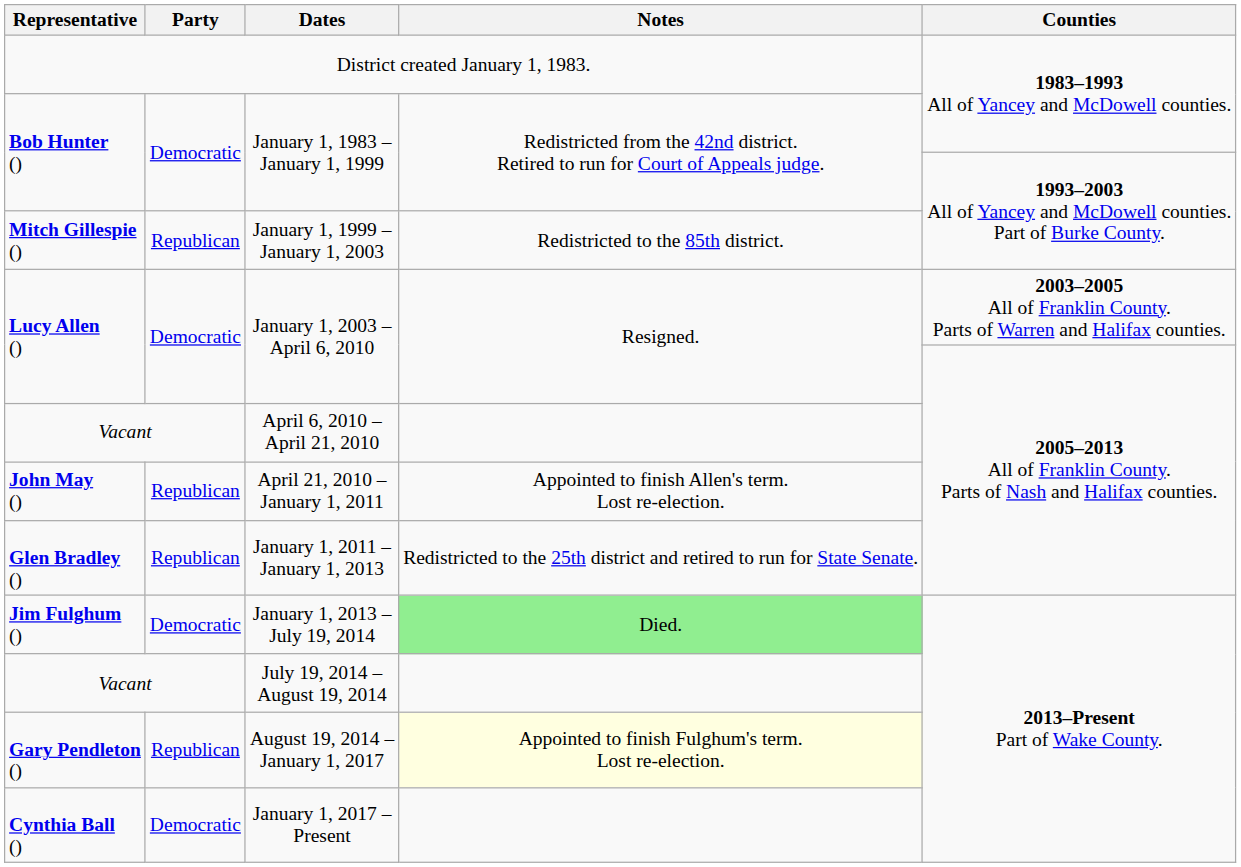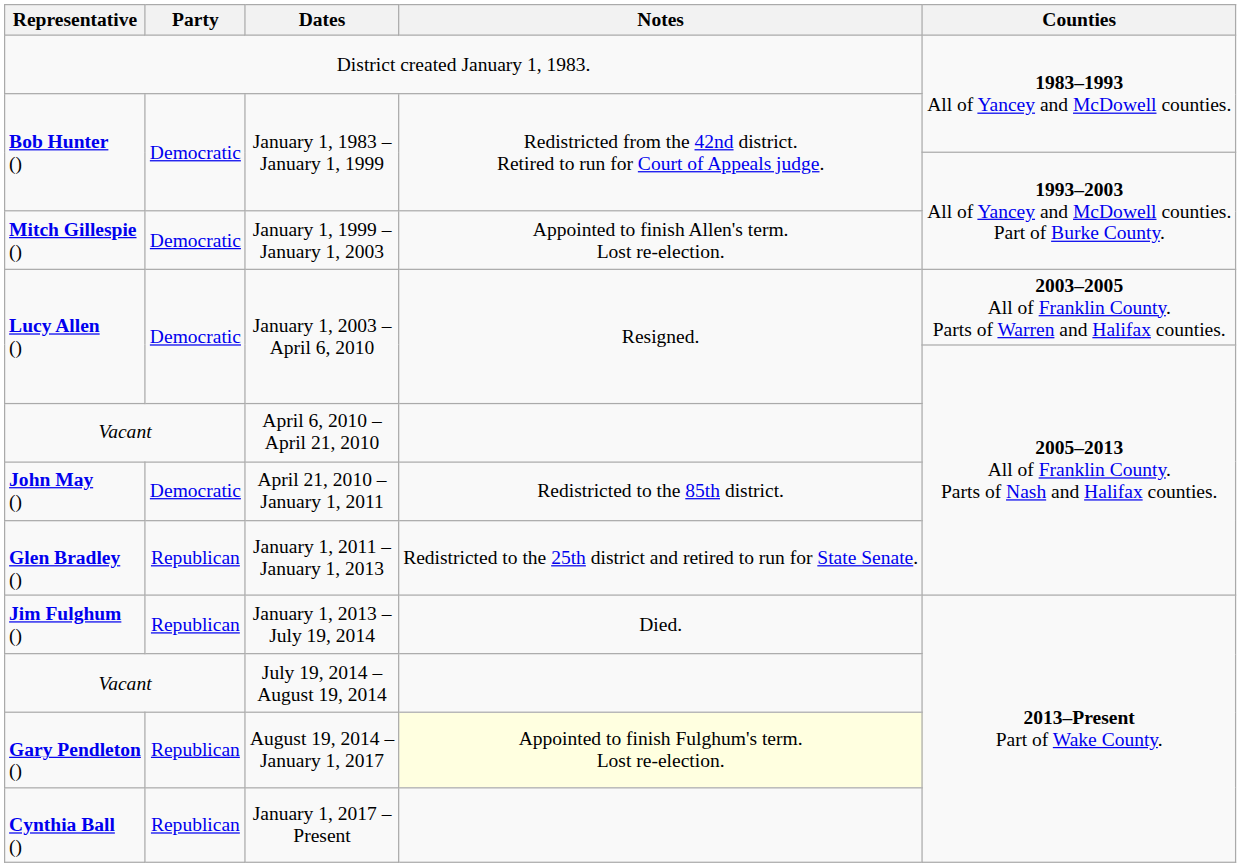(195, 240) Republican -> (195, 240) Democratic
(661, 240) Redistricted to the 85th district. -> (661, 240) Appointed to finish Allen's term. Lost re-election.
(195, 490) Republican -> (195, 490) Democratic
(661, 490) Appointed to finish Allen's term. Lost re-election. -> (661, 490) Redistricted to the 85th district.
(195, 624) Democratic -> (195, 624) Republican
(661, 624) lightgreen background -> (661, 624) no background
(195, 824) Democratic -> (195, 824) Republican
